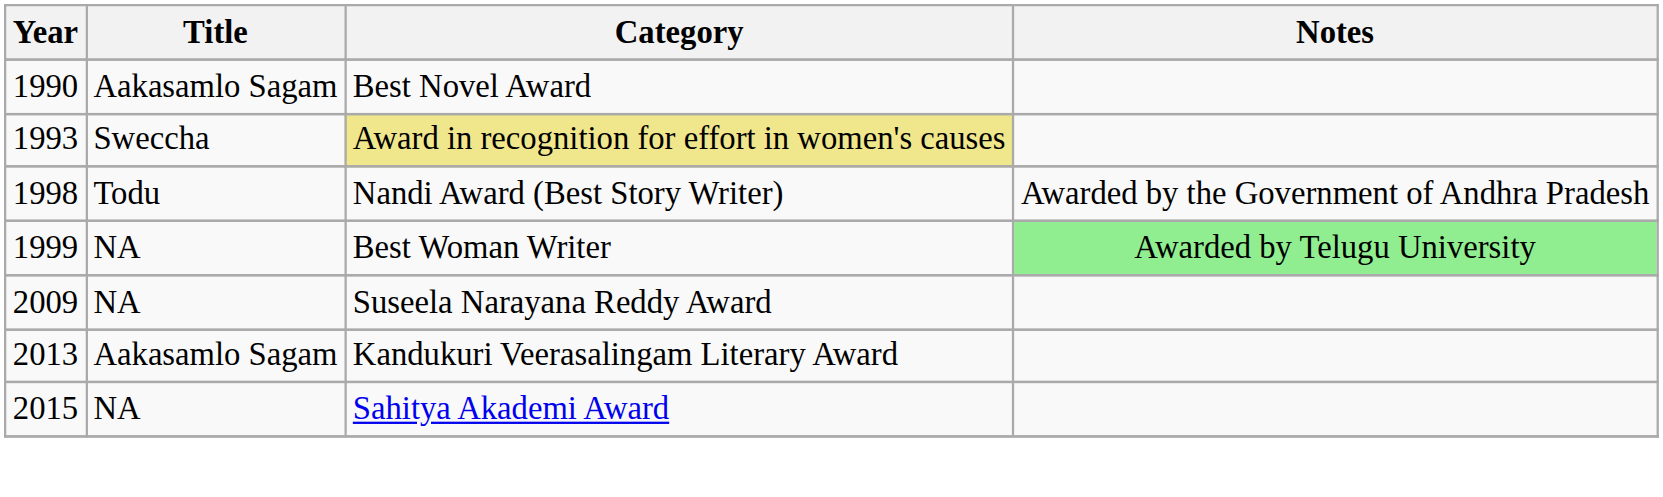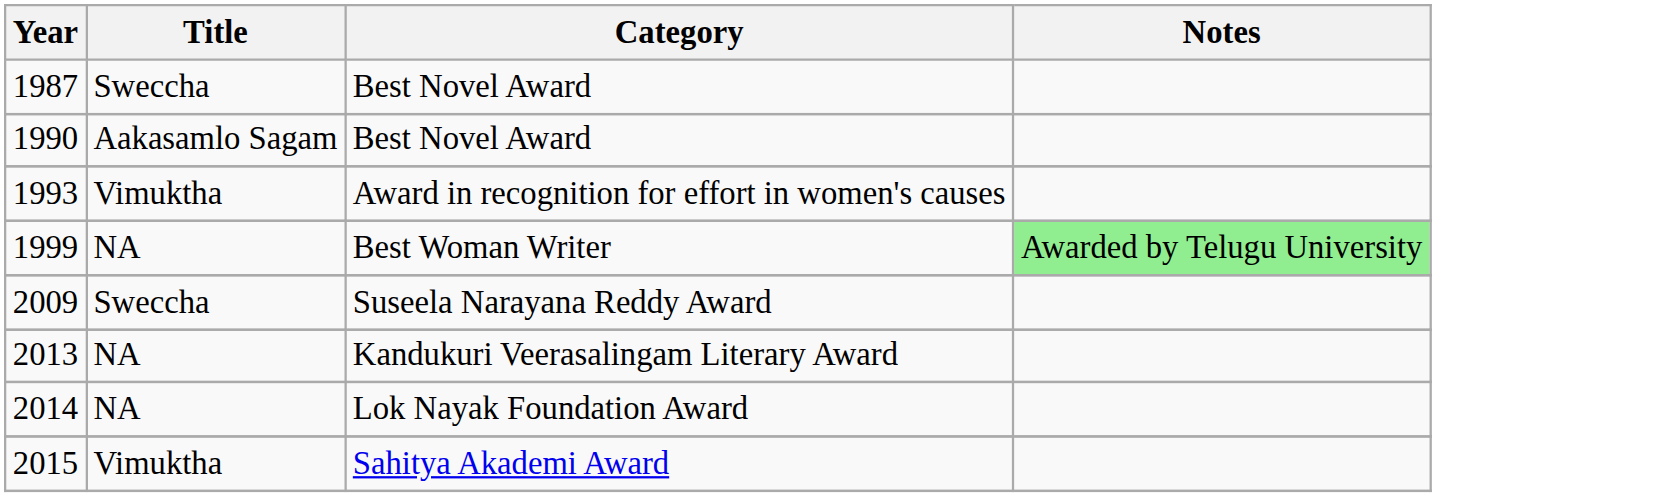+ row: (45, 85)
(151, 139) Sweccha -> (158, 193) Vimuktha
(679, 139) khaki background -> (679, 193) no background
- row: (45, 193)
(117, 301) NA -> (151, 301) Sweccha
(215, 355) Aakasamlo Sagam -> (117, 355) NA
+ row: (45, 409)
(117, 409) NA -> (158, 463) Vimuktha
